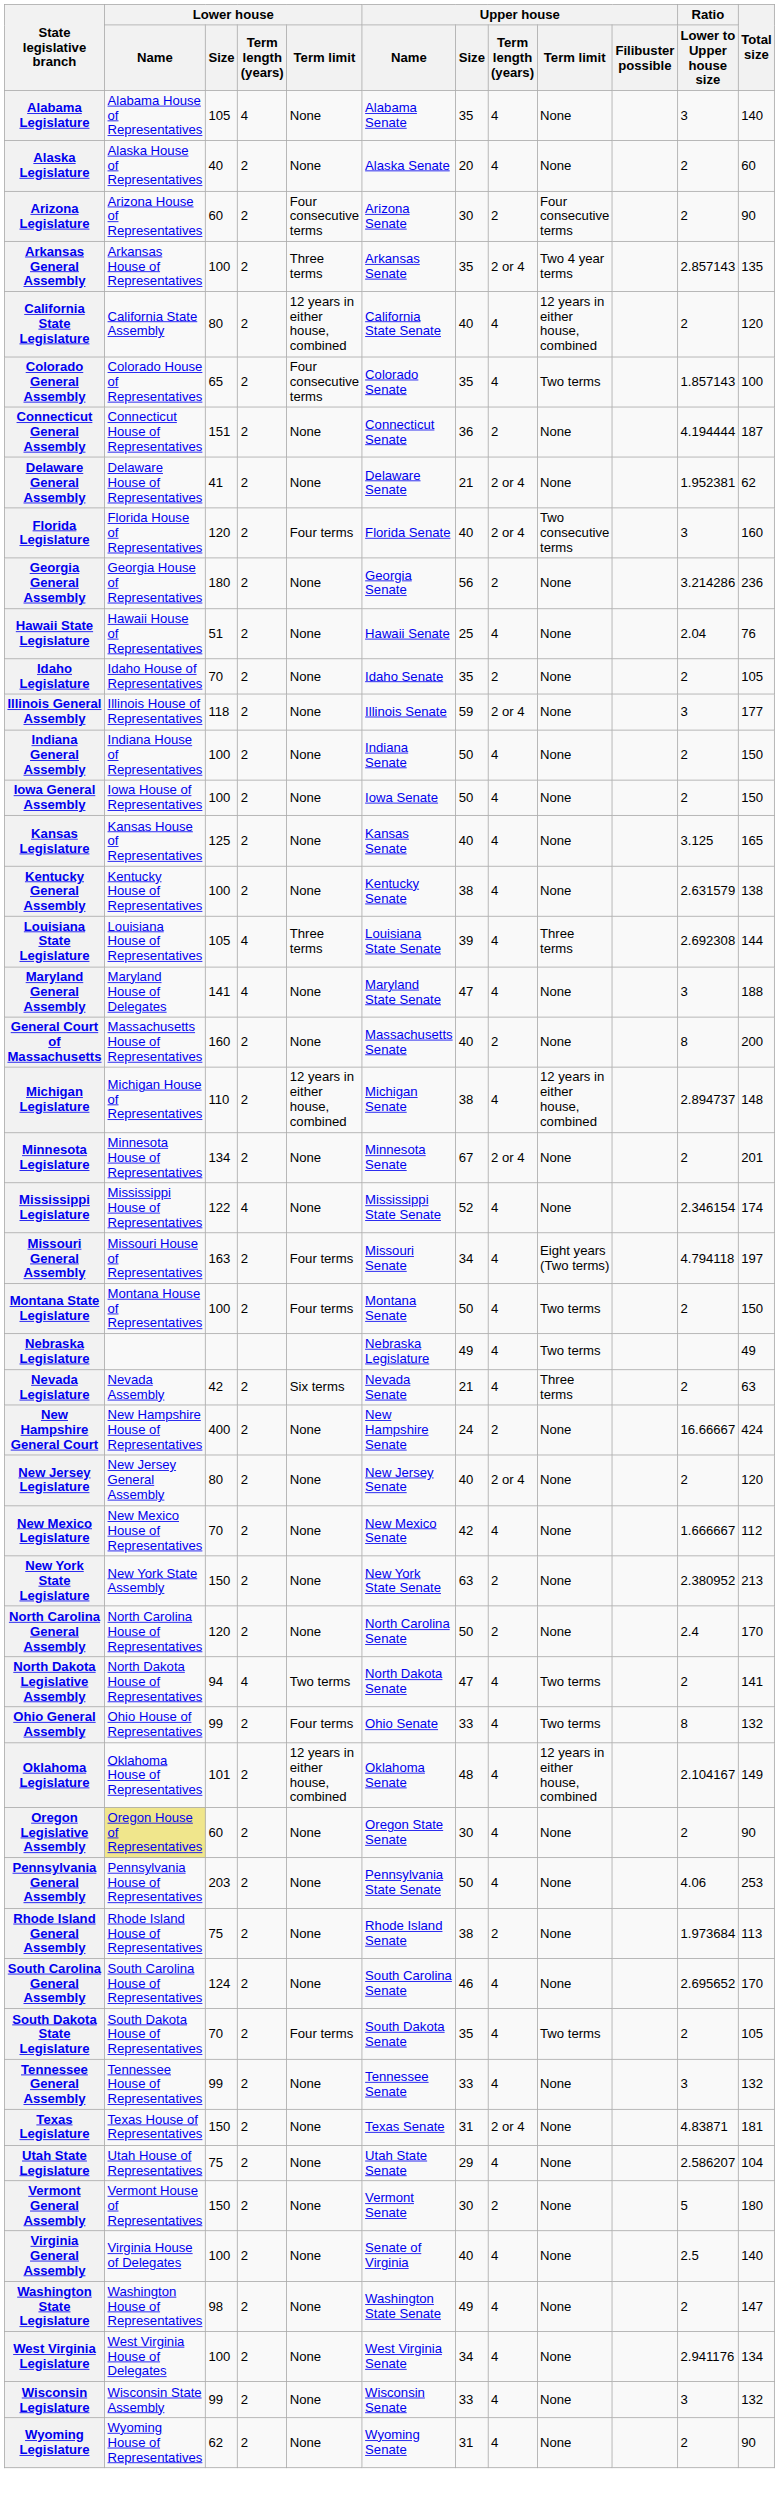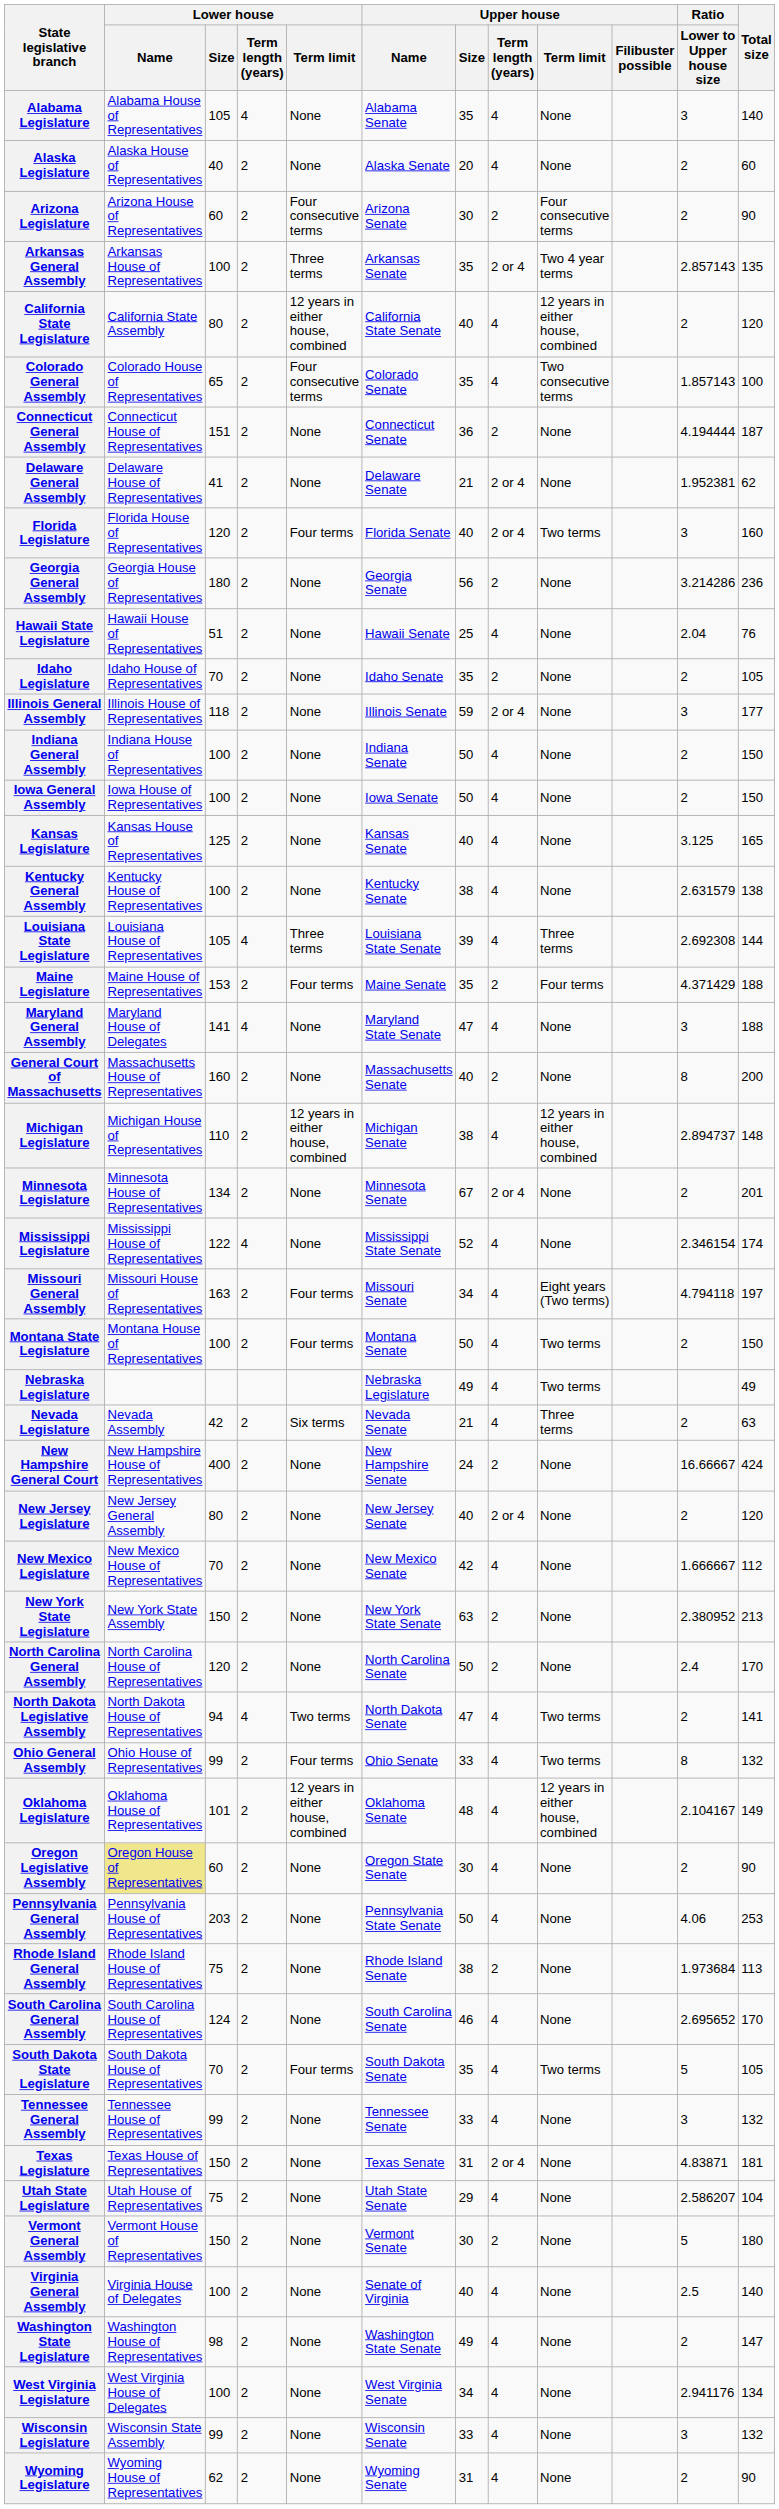(570, 381) Two terms -> (575, 381) Two consecutive terms
(575, 532) Two consecutive terms -> (570, 532) Two terms
+ row: (54, 984)
(684, 2034) 2 -> (684, 2069) 5
